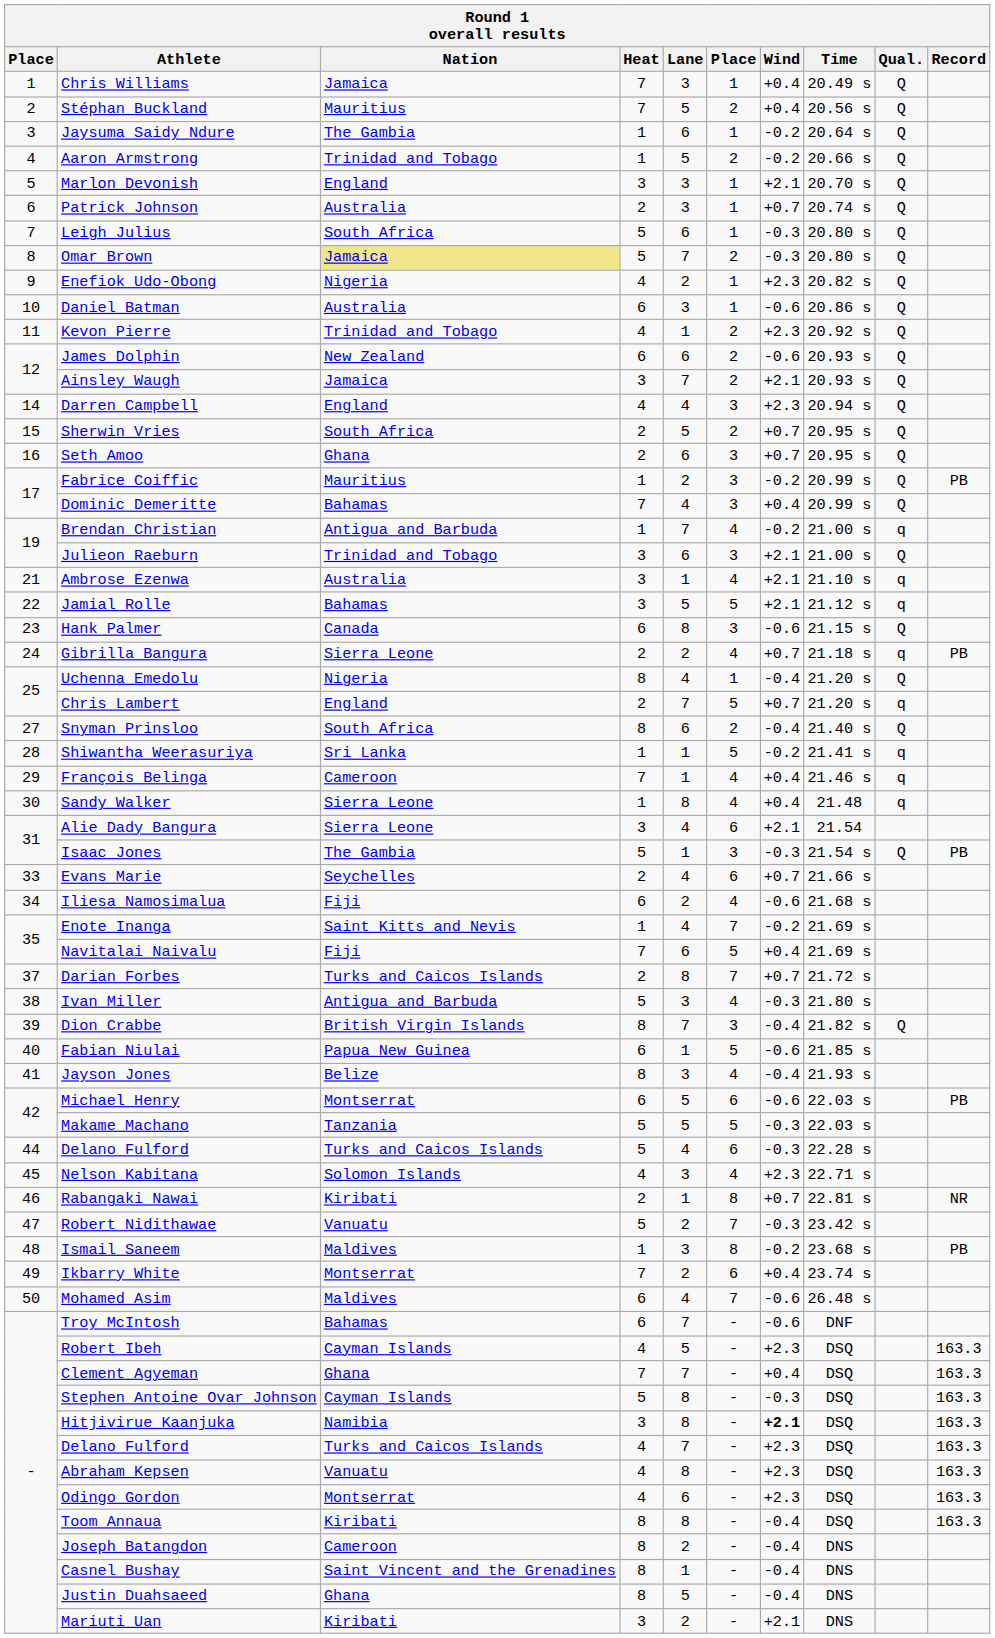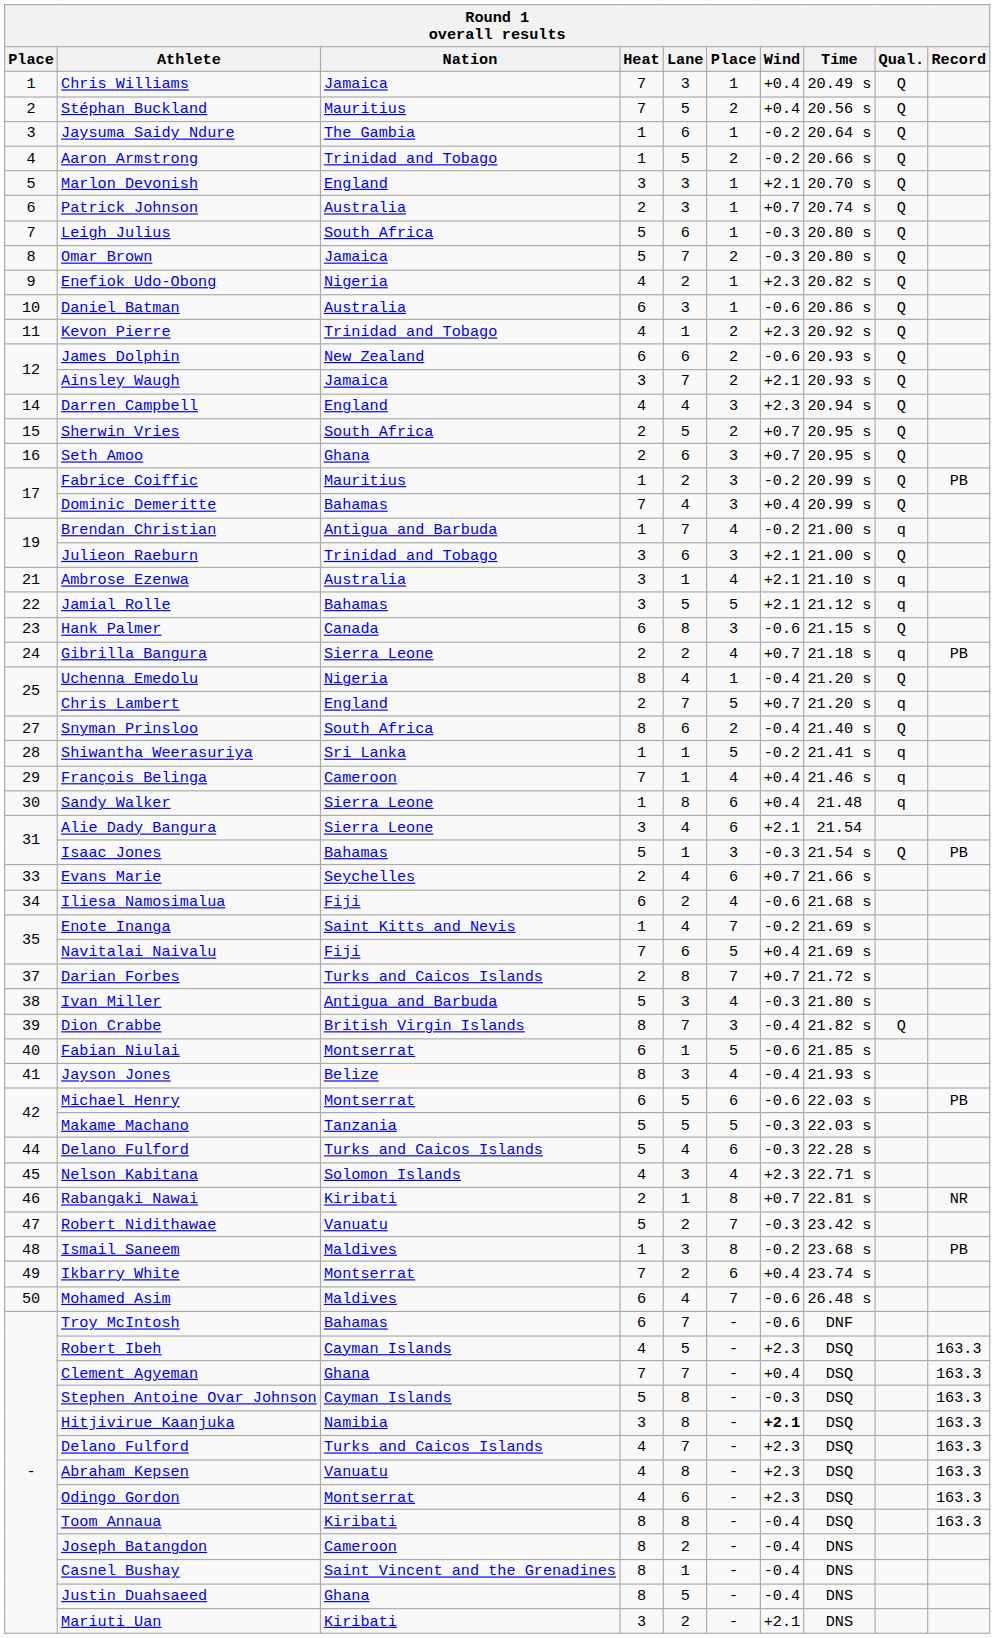(356, 258) khaki background -> (356, 258) no background
(734, 803) 4 -> (734, 803) 6
(370, 853) The Gambia -> (356, 853) Bahamas
(397, 1051) Papua New Guinea -> (370, 1051) Montserrat
